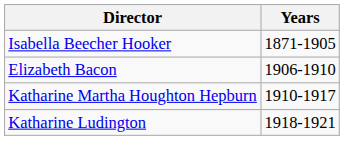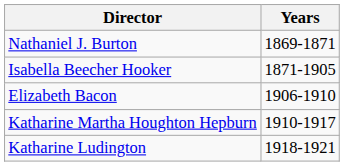+ row: (73, 43)
